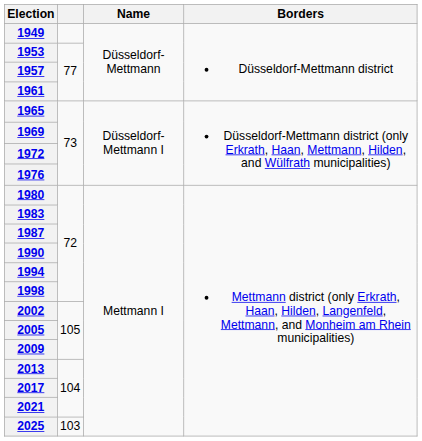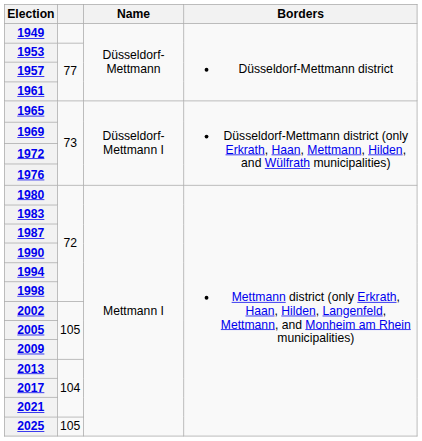(70, 426) 103 -> (70, 426) 105
